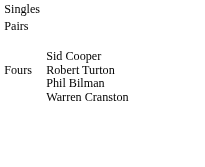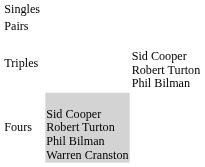+ row: (21, 63)
(87, 76) no background -> (87, 134) lightgrey background
